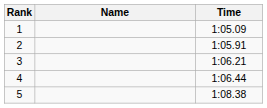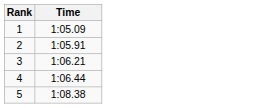- column: (115, 12)
